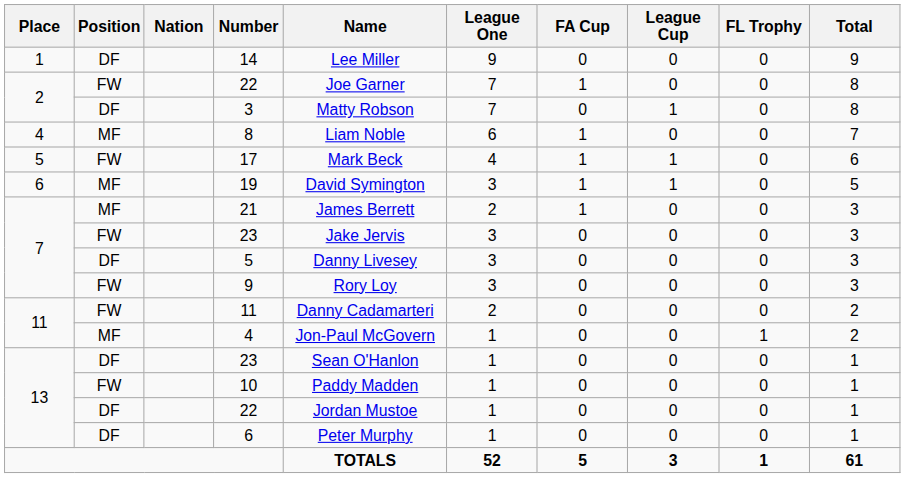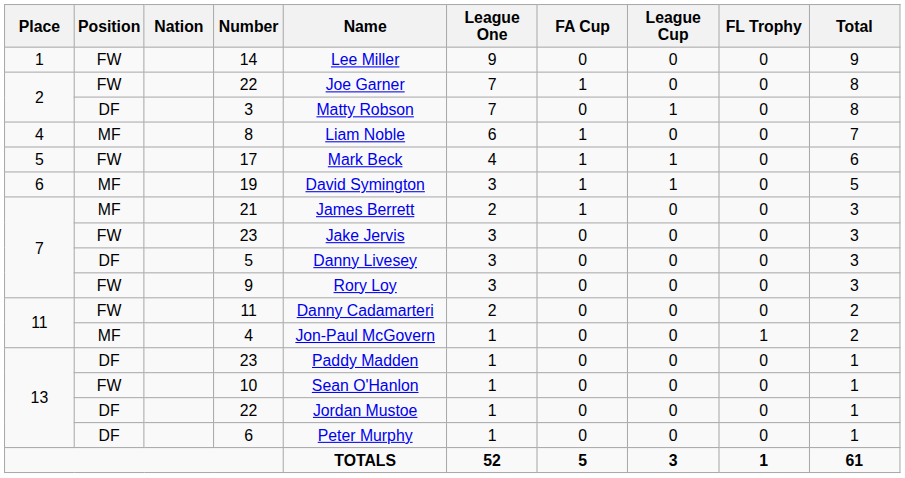(109, 60) DF -> (109, 60) FW
(365, 360) Sean O'Hanlon -> (365, 360) Paddy Madden
(365, 385) Paddy Madden -> (365, 385) Sean O'Hanlon
